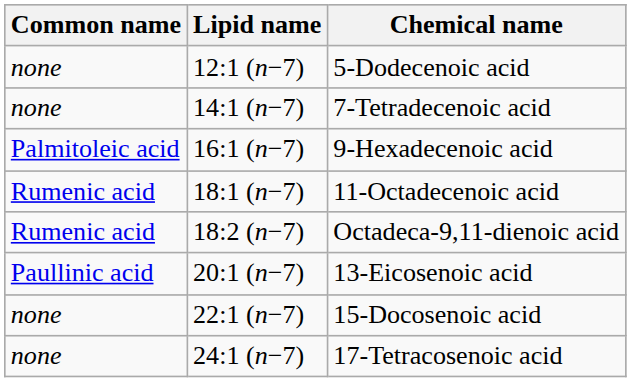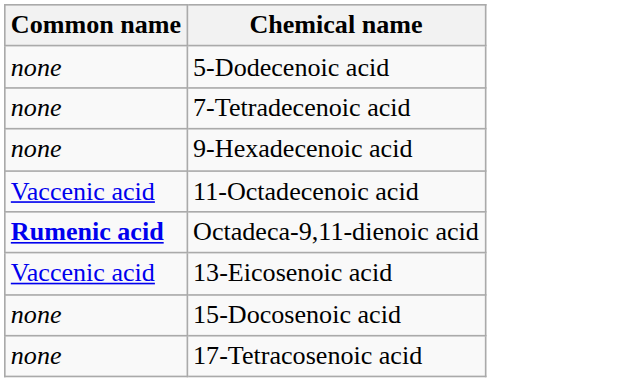- column: (257, 25)
(95, 149) Palmitoleic acid -> (36, 149) none
(83, 190) Rumenic acid -> (83, 190) Vaccenic acid
(83, 231) normal -> (87, 231) bold
(82, 273) Paullinic acid -> (83, 273) Vaccenic acid
